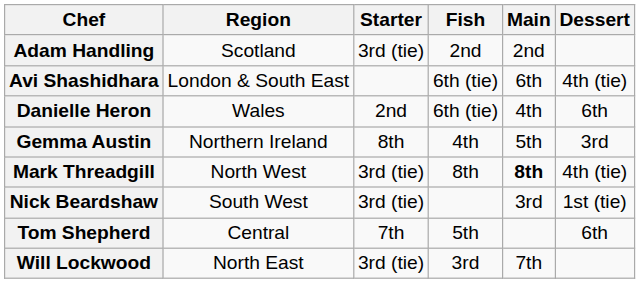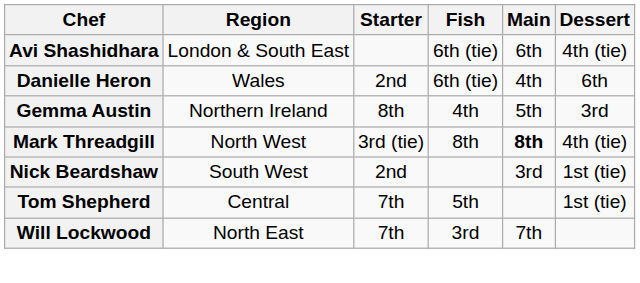- row: (84, 50)
(391, 202) 3rd (tie) -> (391, 171) 2nd
(595, 232) 6th -> (595, 202) 1st (tie)
(391, 263) 3rd (tie) -> (391, 232) 7th
